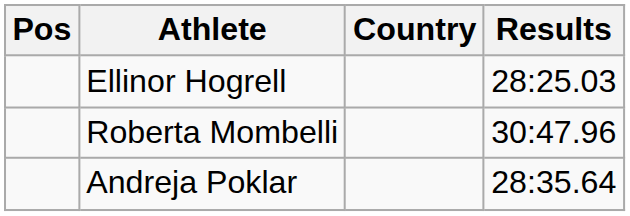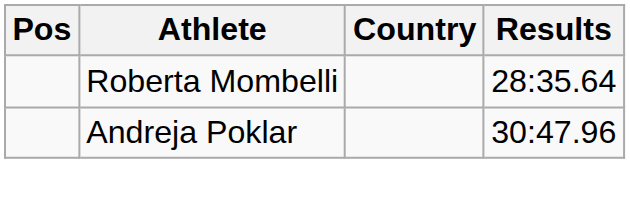- row: (186, 81)
(554, 132) 30:47.96 -> (554, 81) 28:35.64
(554, 183) 28:35.64 -> (554, 132) 30:47.96
